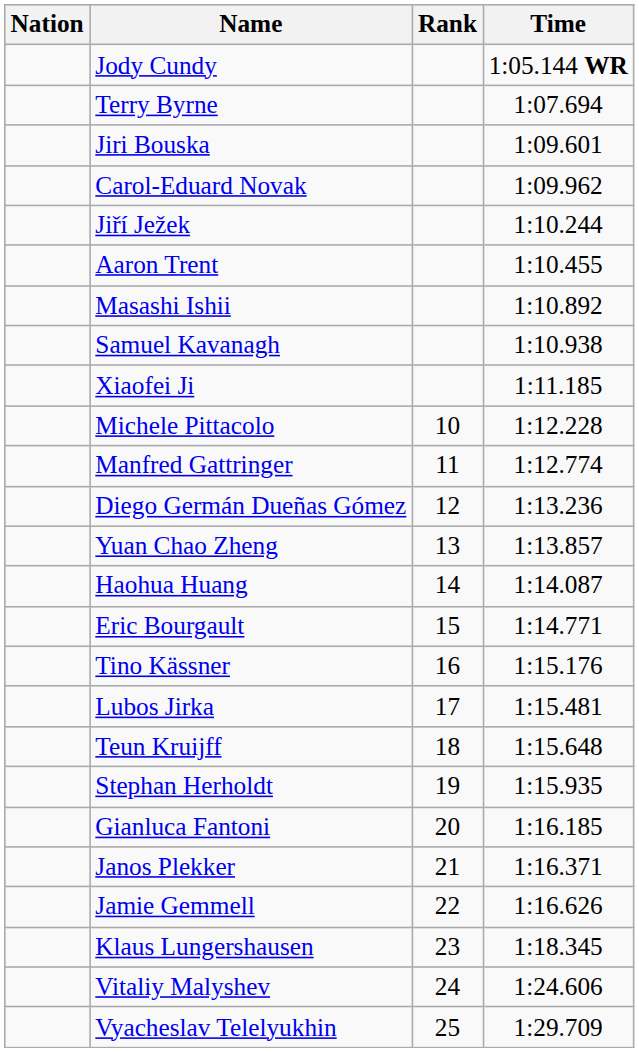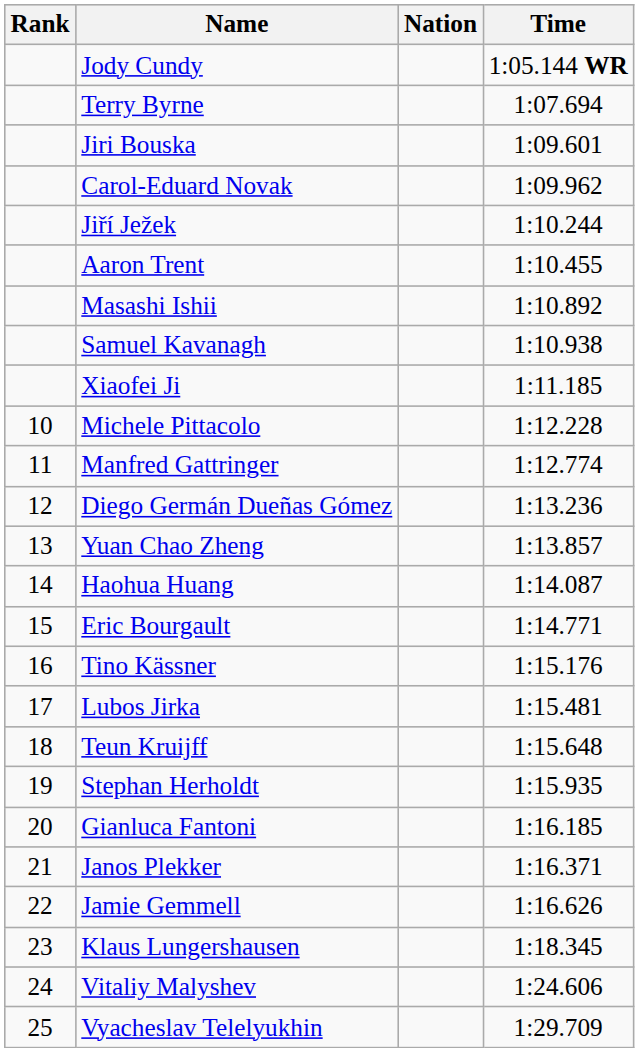columns swapped: (447, 24) <-> (47, 24)
